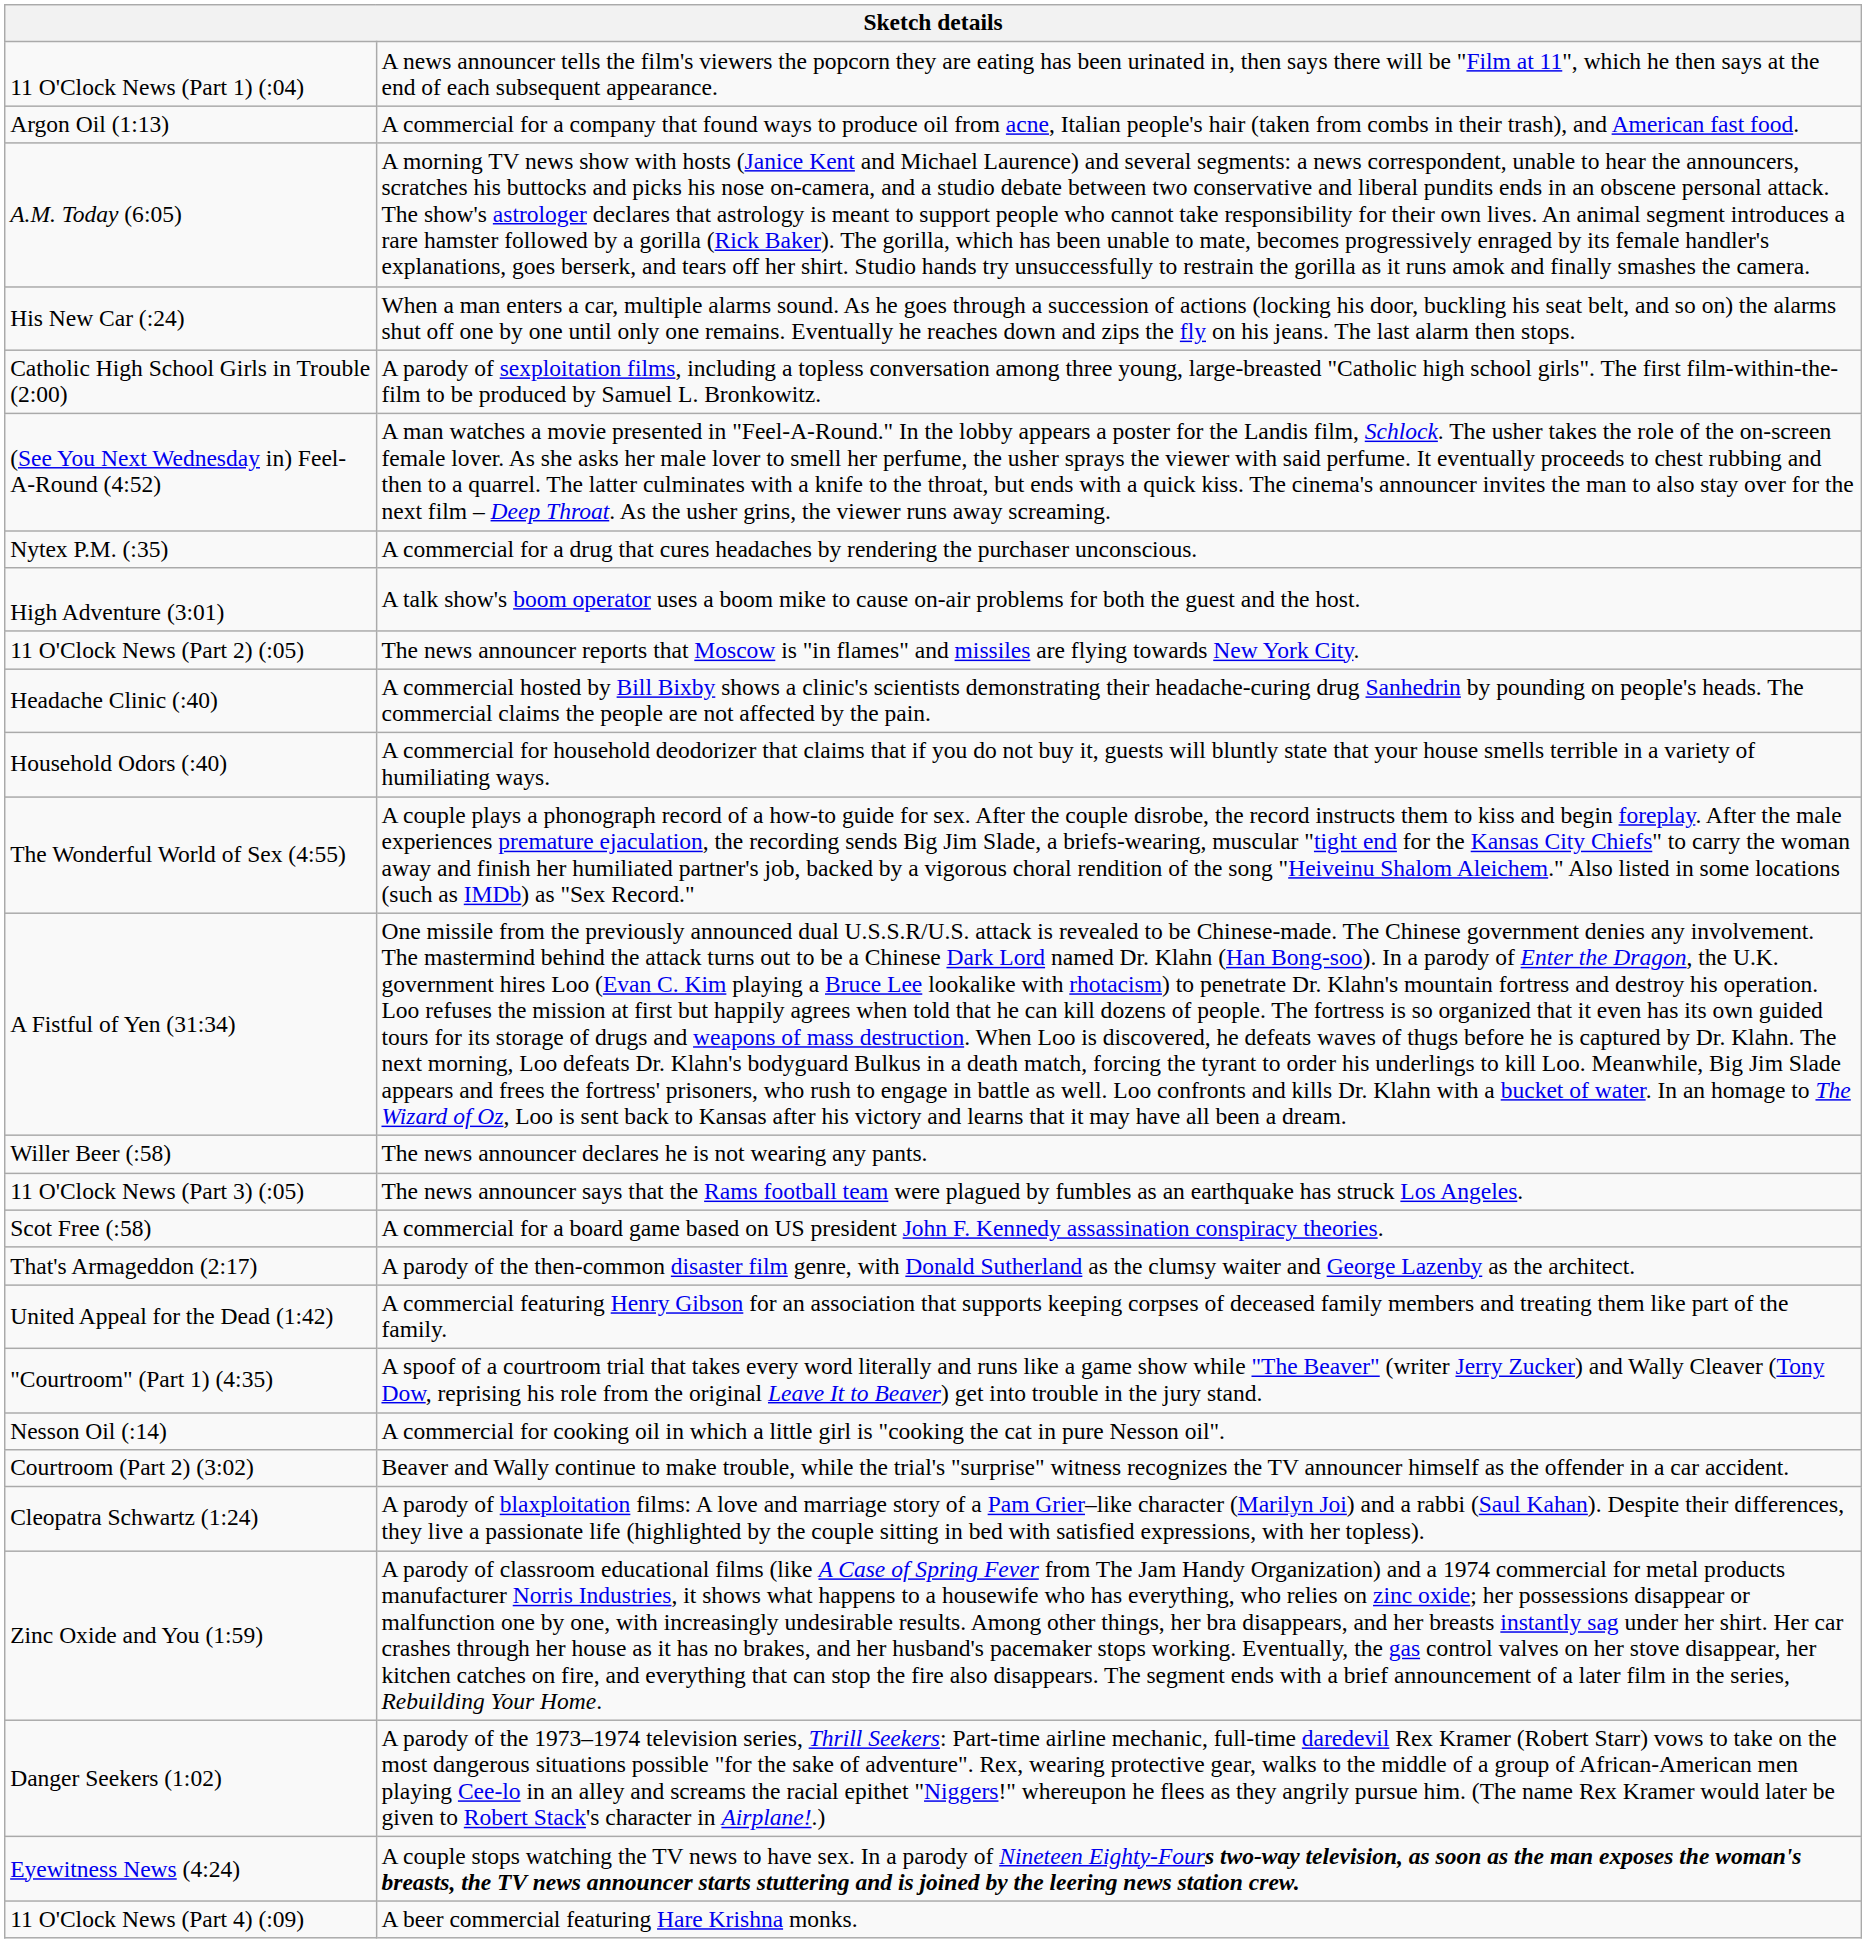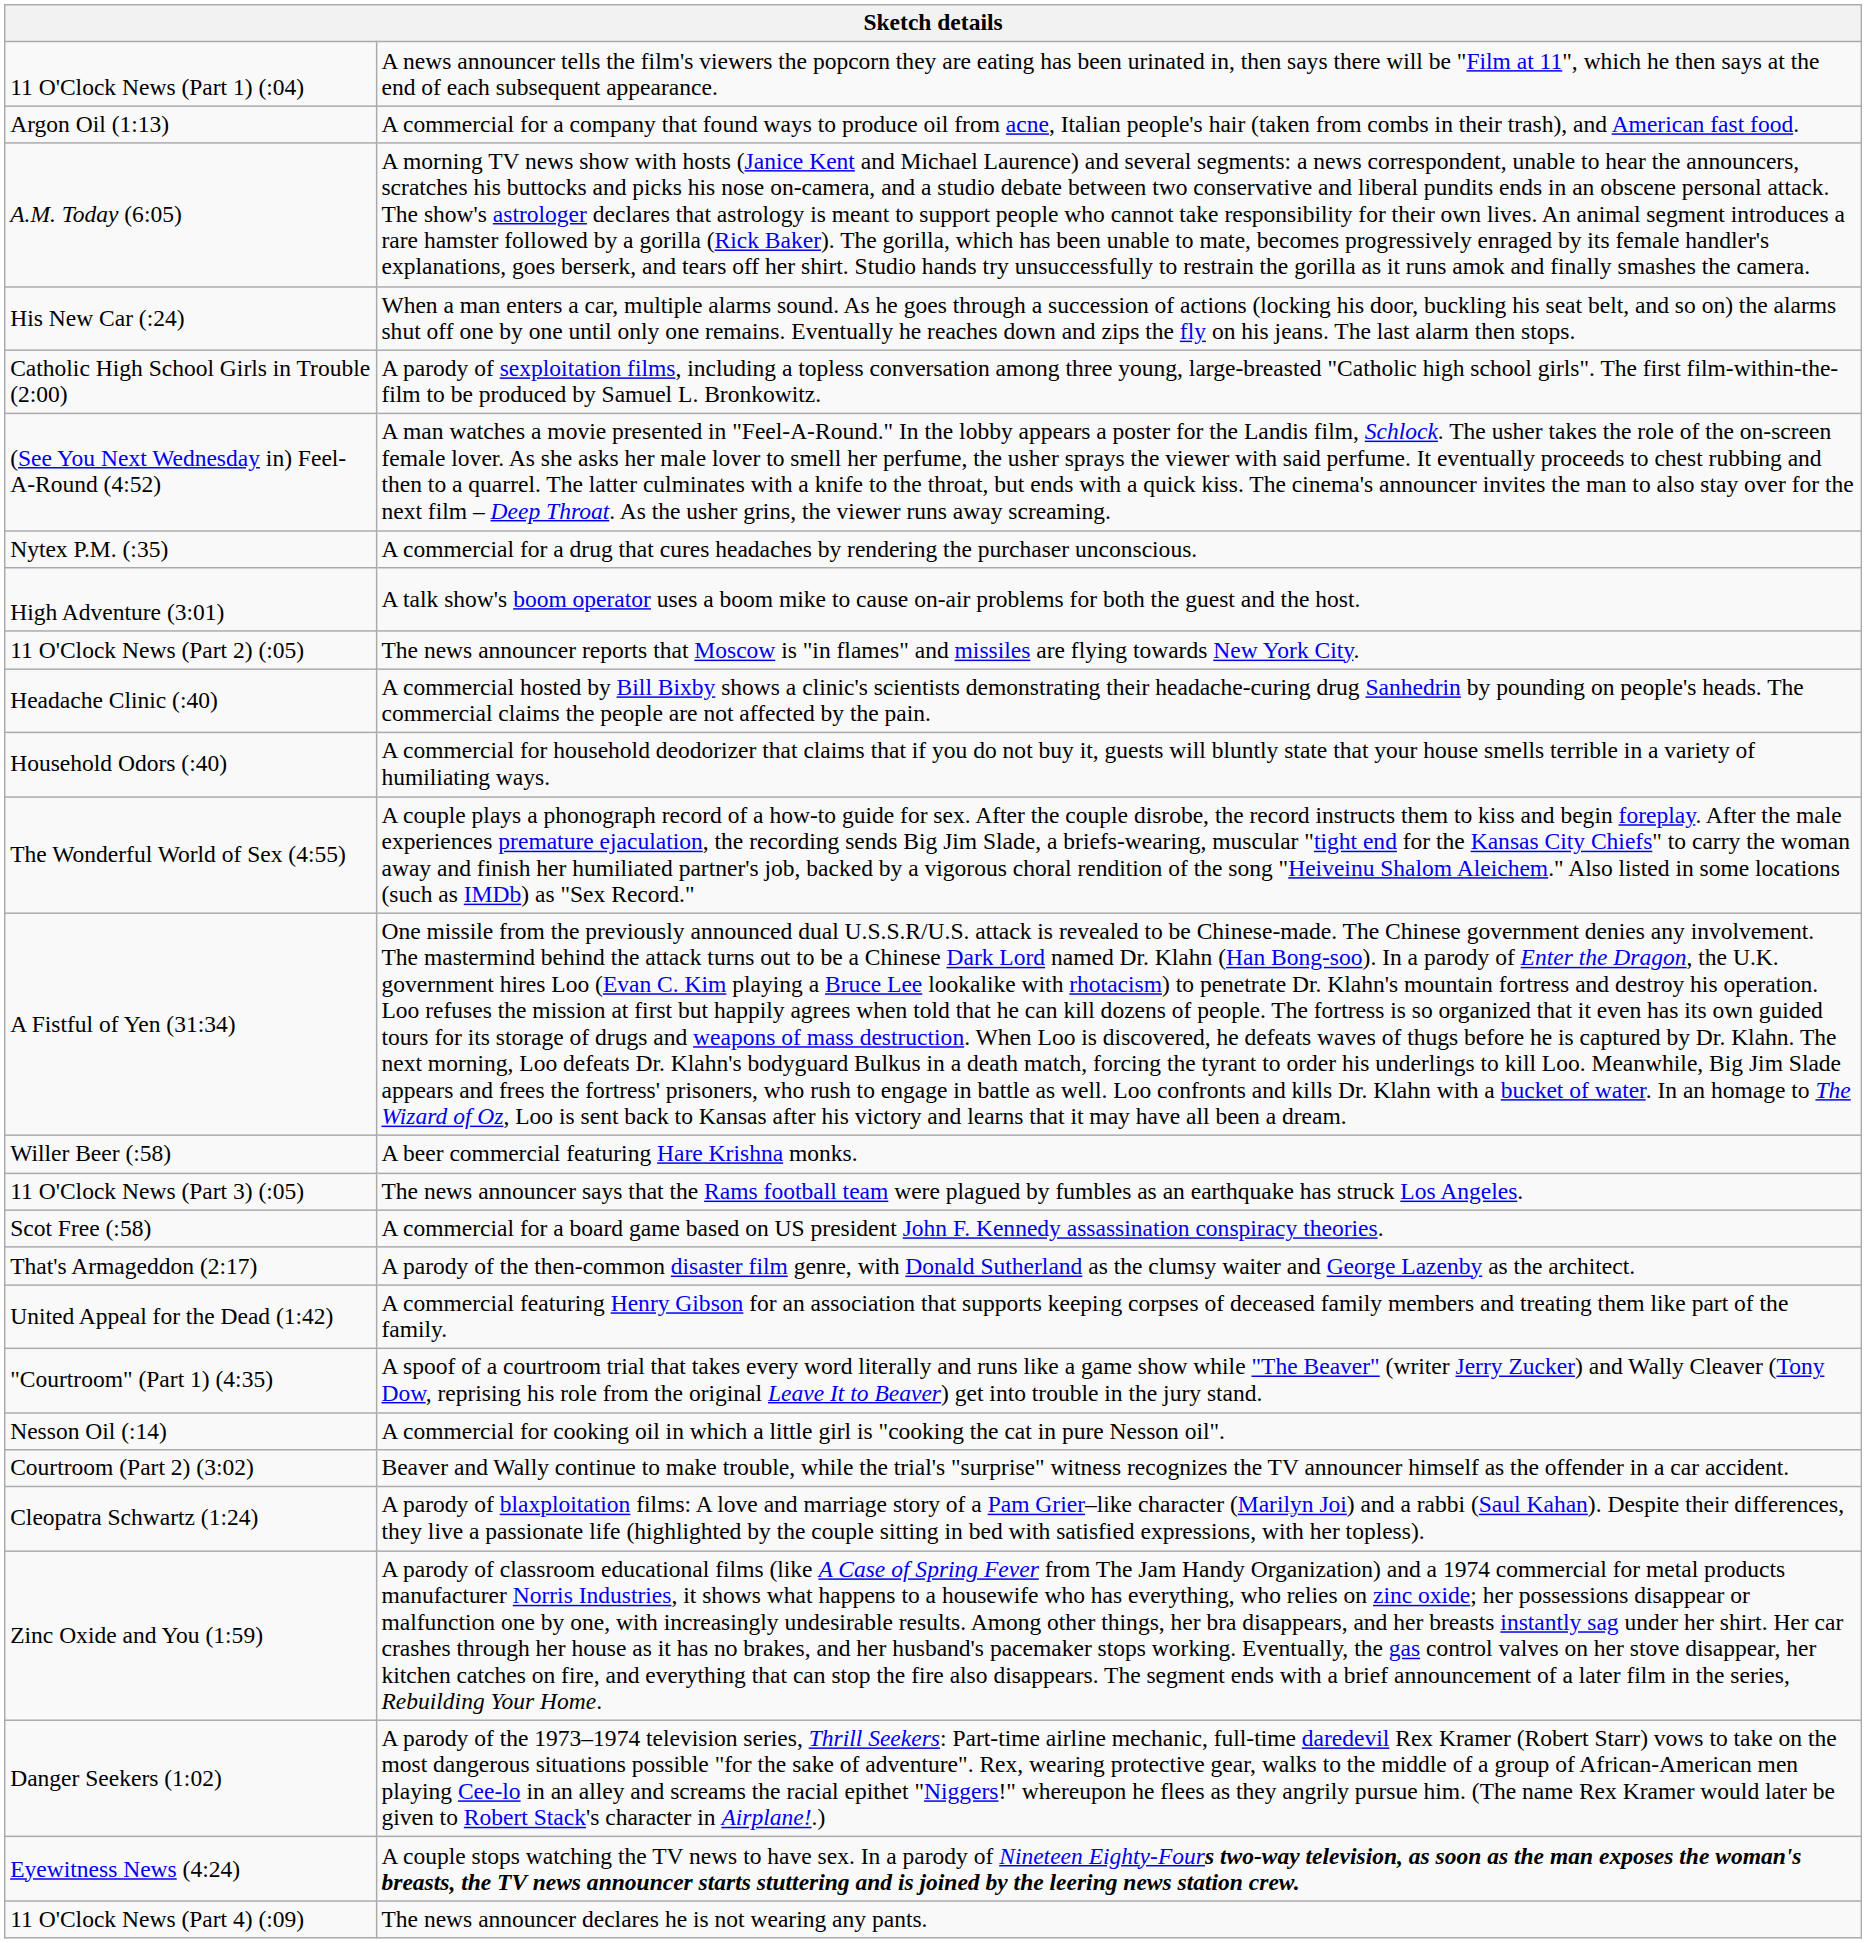(654, 1153) The news announcer declares he is not wearing any pants. -> (620, 1153) A beer commercial featuring Hare Krishna monks.
(620, 1919) A beer commercial featuring Hare Krishna monks. -> (654, 1919) The news announcer declares he is not wearing any pants.
